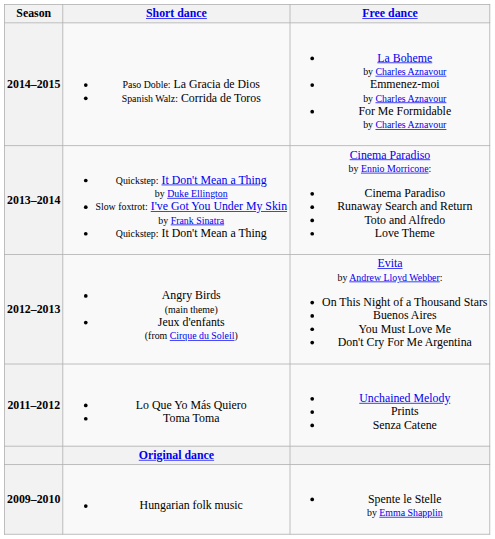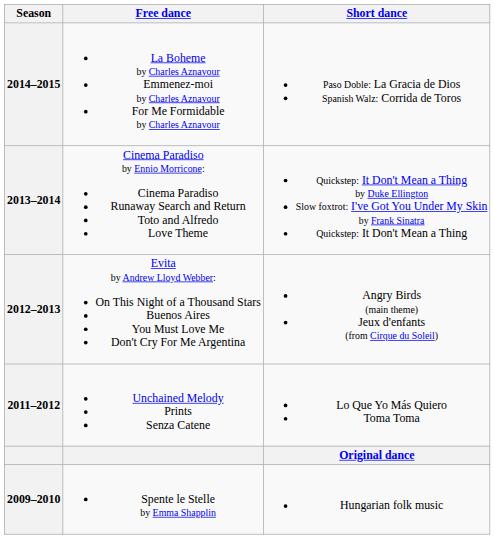columns swapped: (176, 13) <-> (390, 13)
